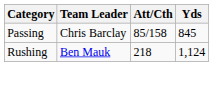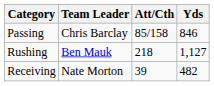(187, 33) 845 -> (189, 33) 846
(192, 52) 1,124 -> (193, 52) 1,127
+ row: (31, 71)
